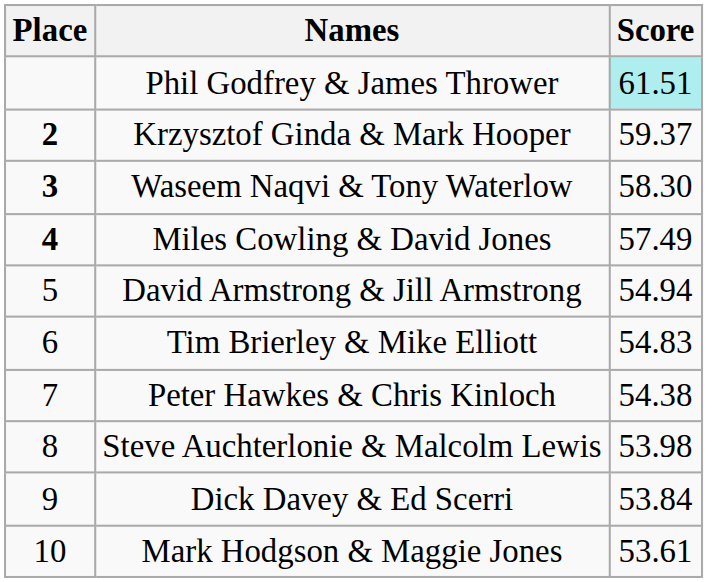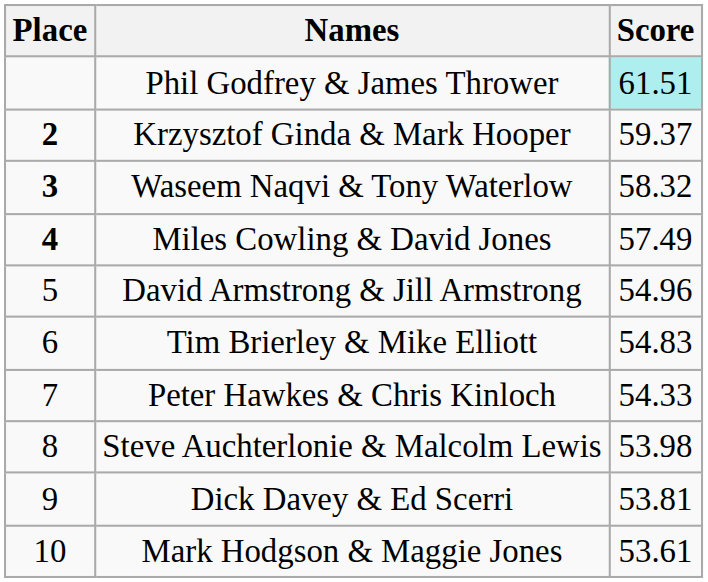(656, 186) 58.30 -> (656, 186) 58.32
(656, 290) 54.94 -> (656, 290) 54.96
(656, 394) 54.38 -> (656, 394) 54.33
(656, 498) 53.84 -> (656, 498) 53.81
